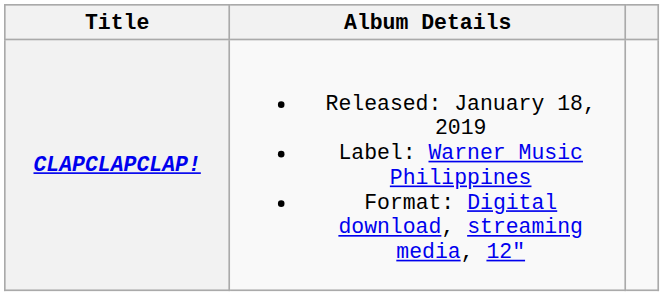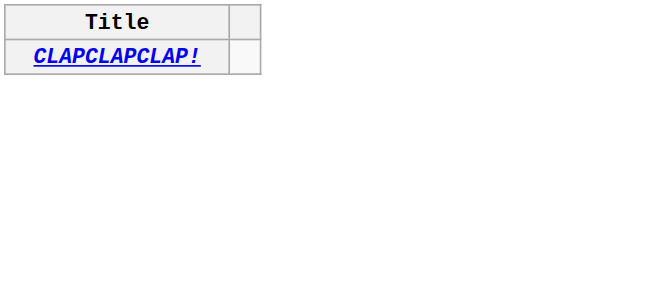- column: (428, 22)
